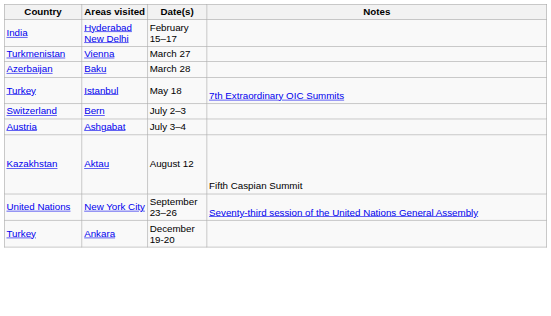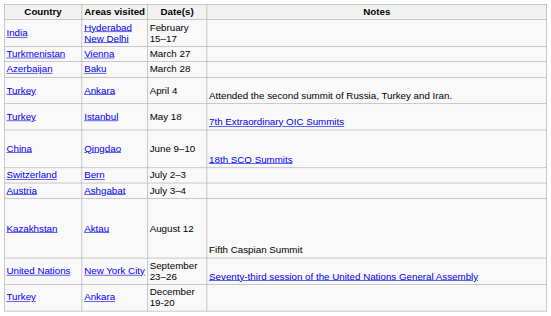+ row: (164, 90)
+ row: (172, 149)
